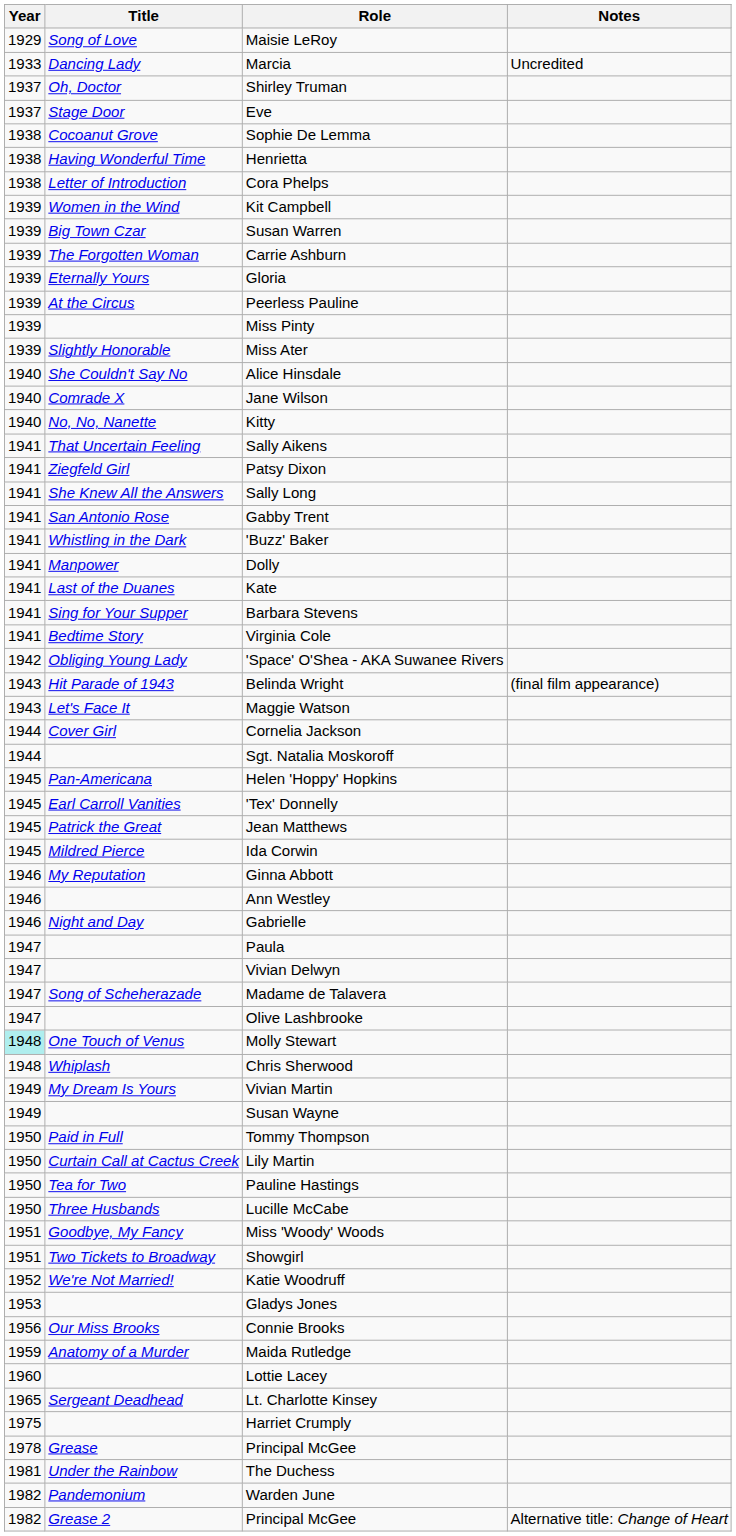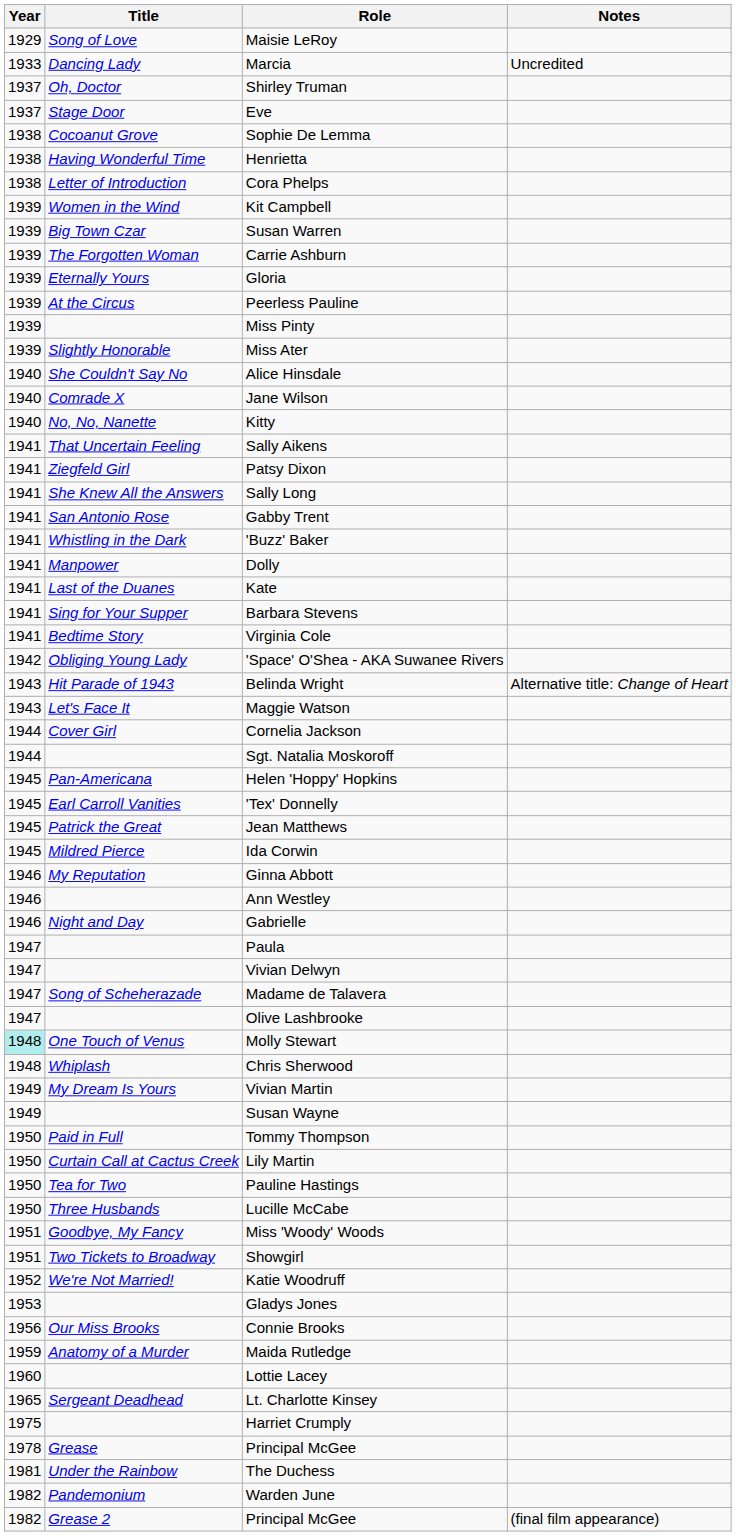(585, 684) (final film appearance) -> (619, 684) Alternative title: Change of Heart
(619, 1519) Alternative title: Change of Heart -> (585, 1519) (final film appearance)
